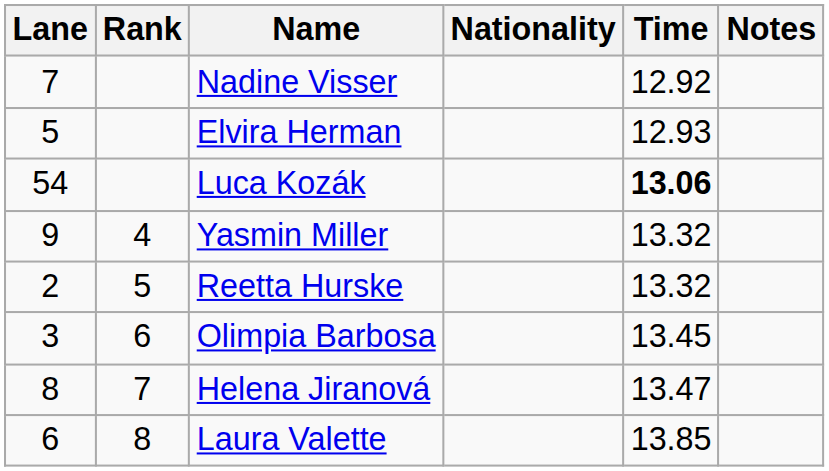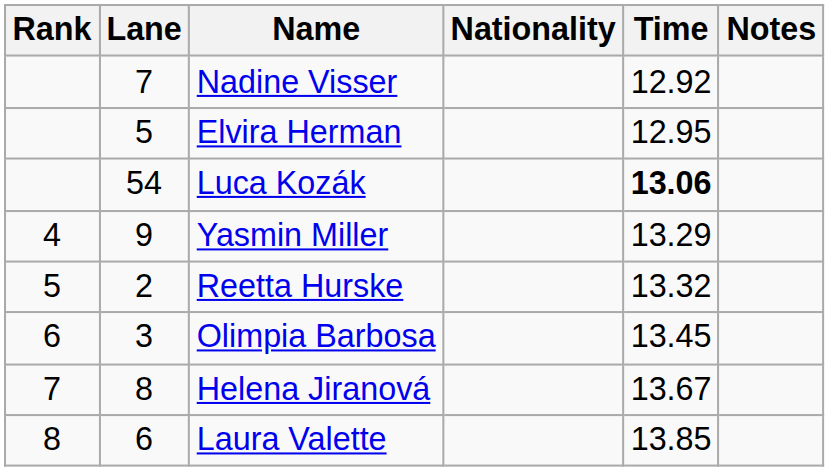columns swapped: (142, 30) <-> (50, 30)
(671, 132) 12.93 -> (671, 132) 12.95
(671, 235) 13.32 -> (671, 235) 13.29
(671, 388) 13.47 -> (671, 388) 13.67
